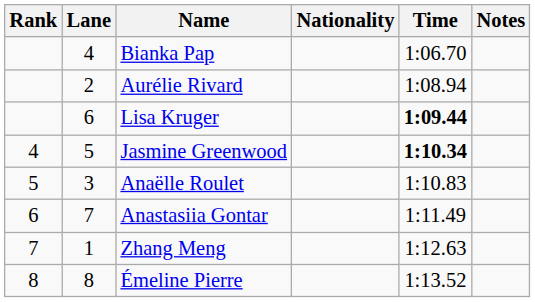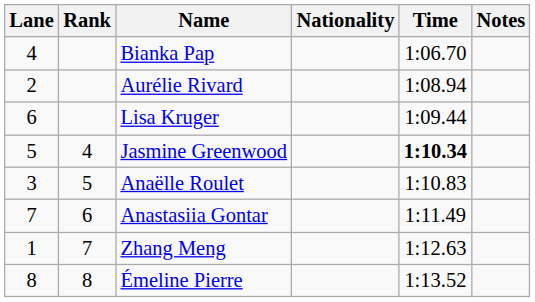columns swapped: (33, 20) <-> (89, 20)
(435, 118) bold -> (435, 118) normal
